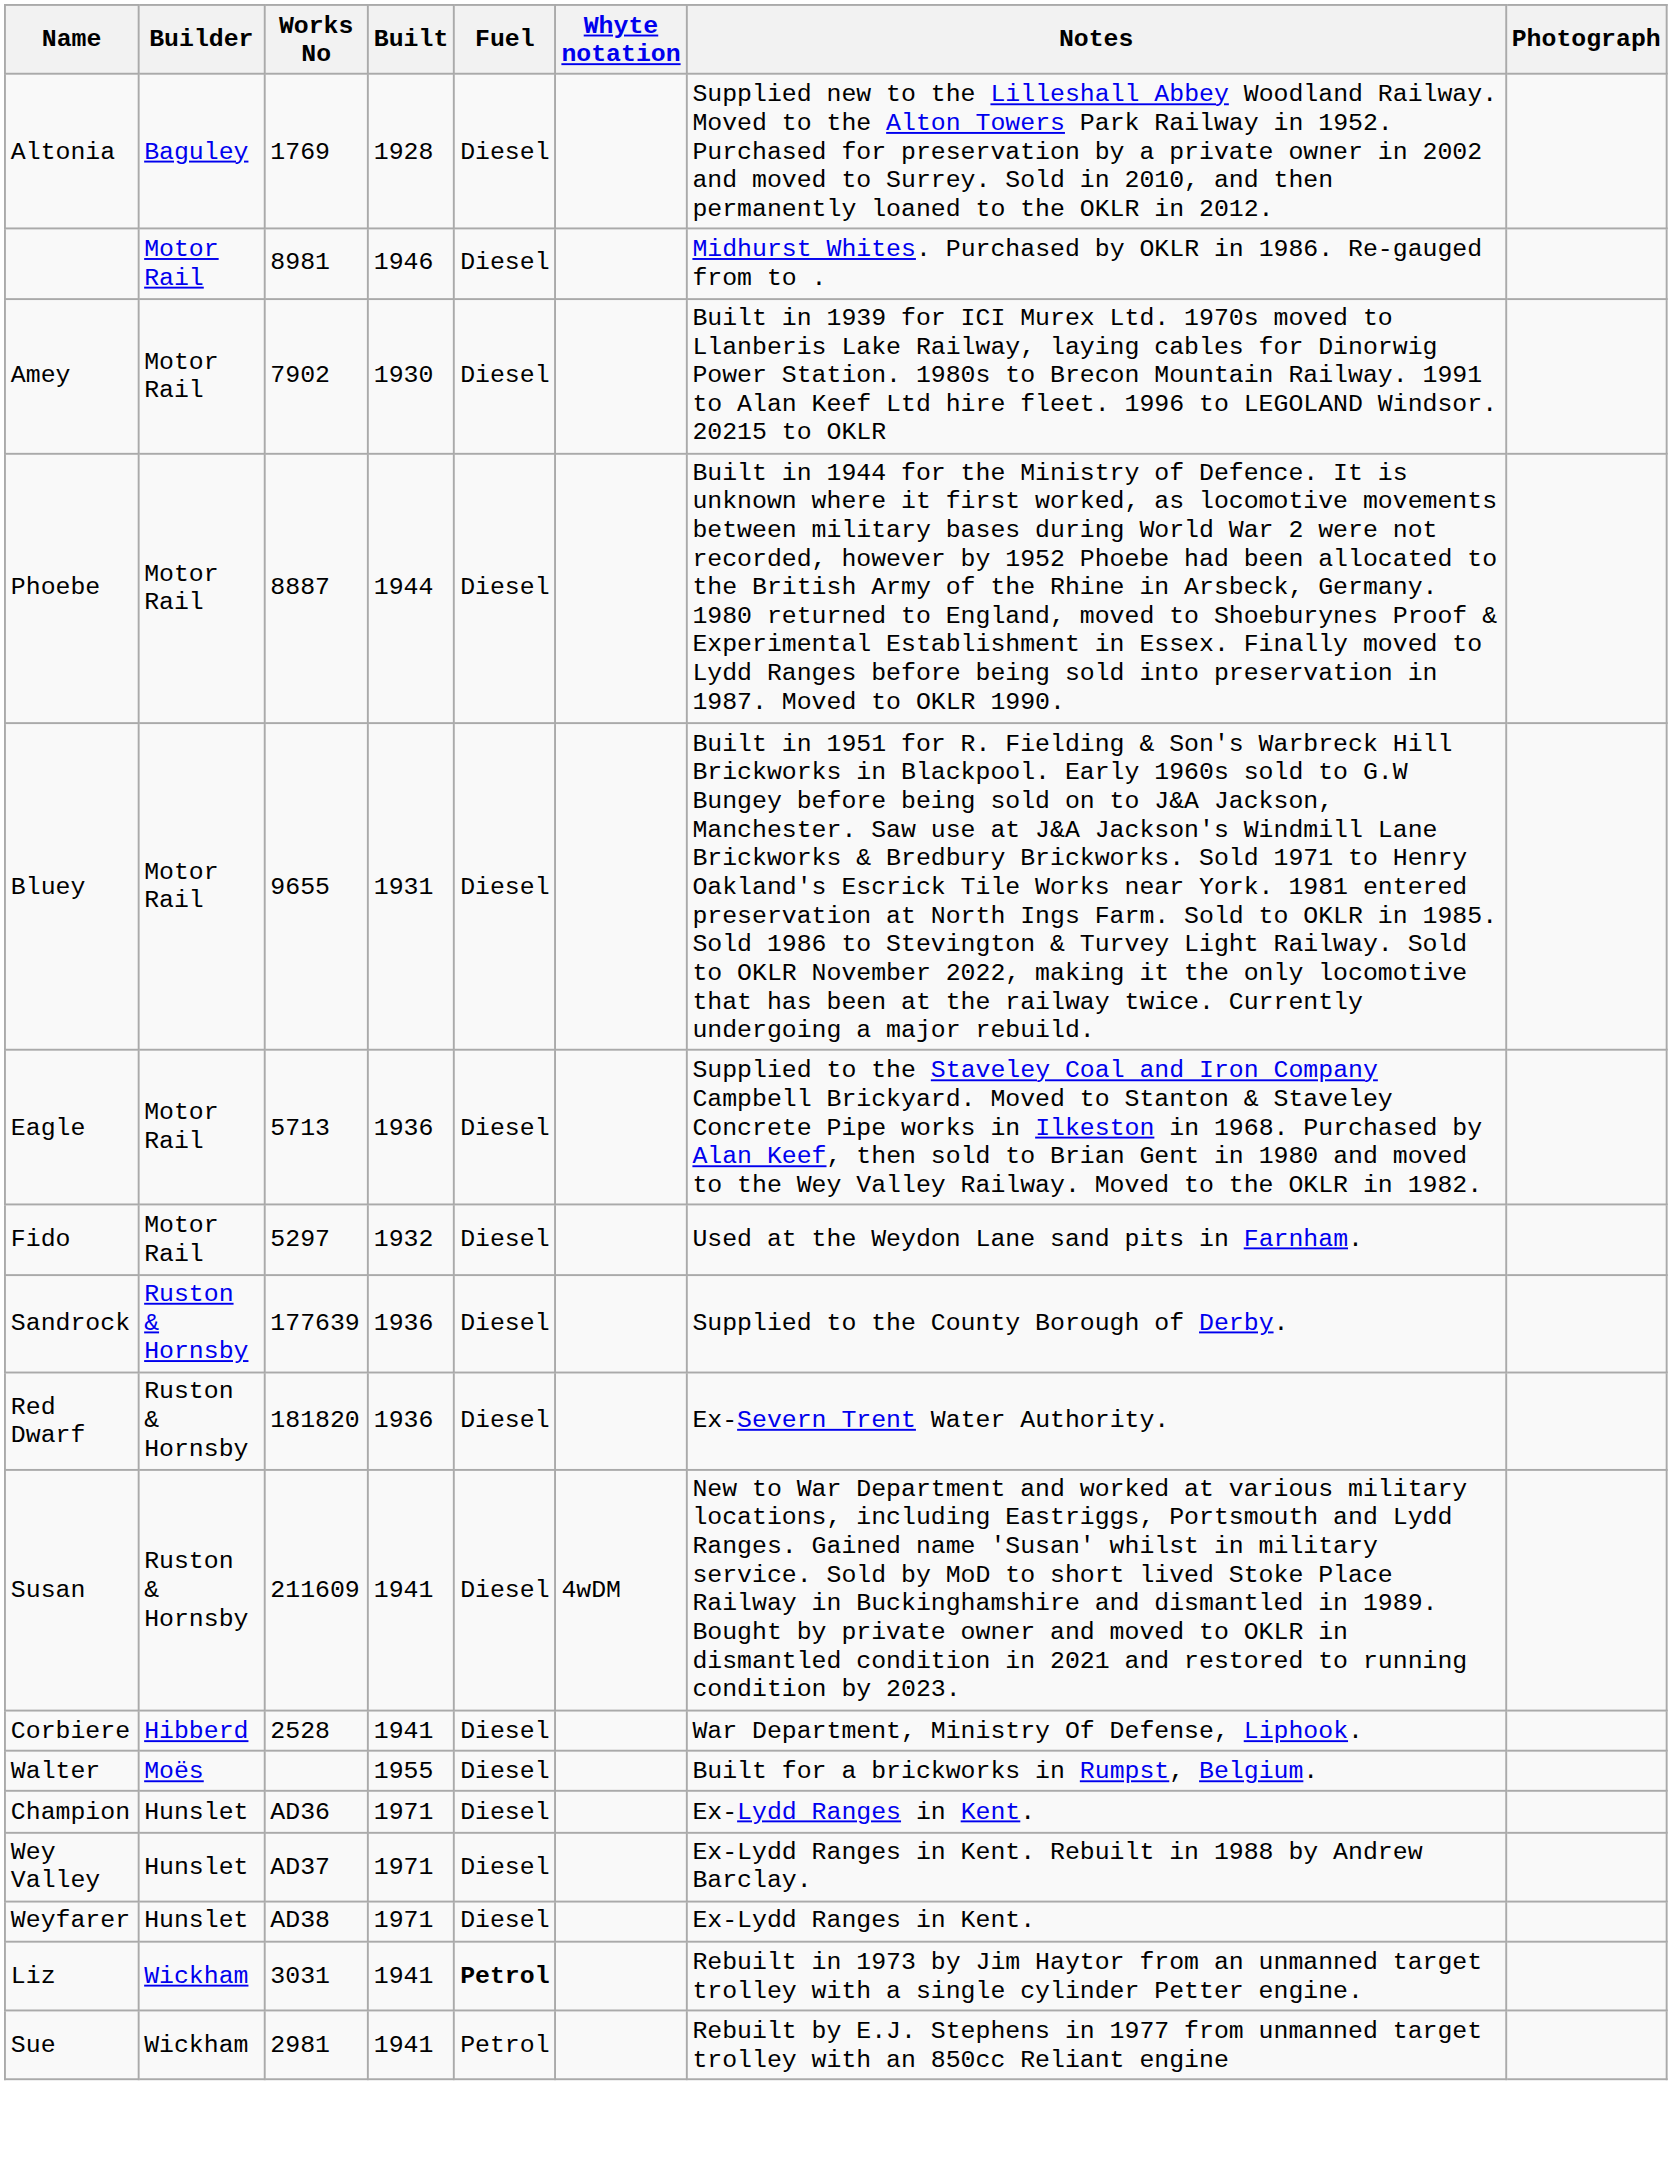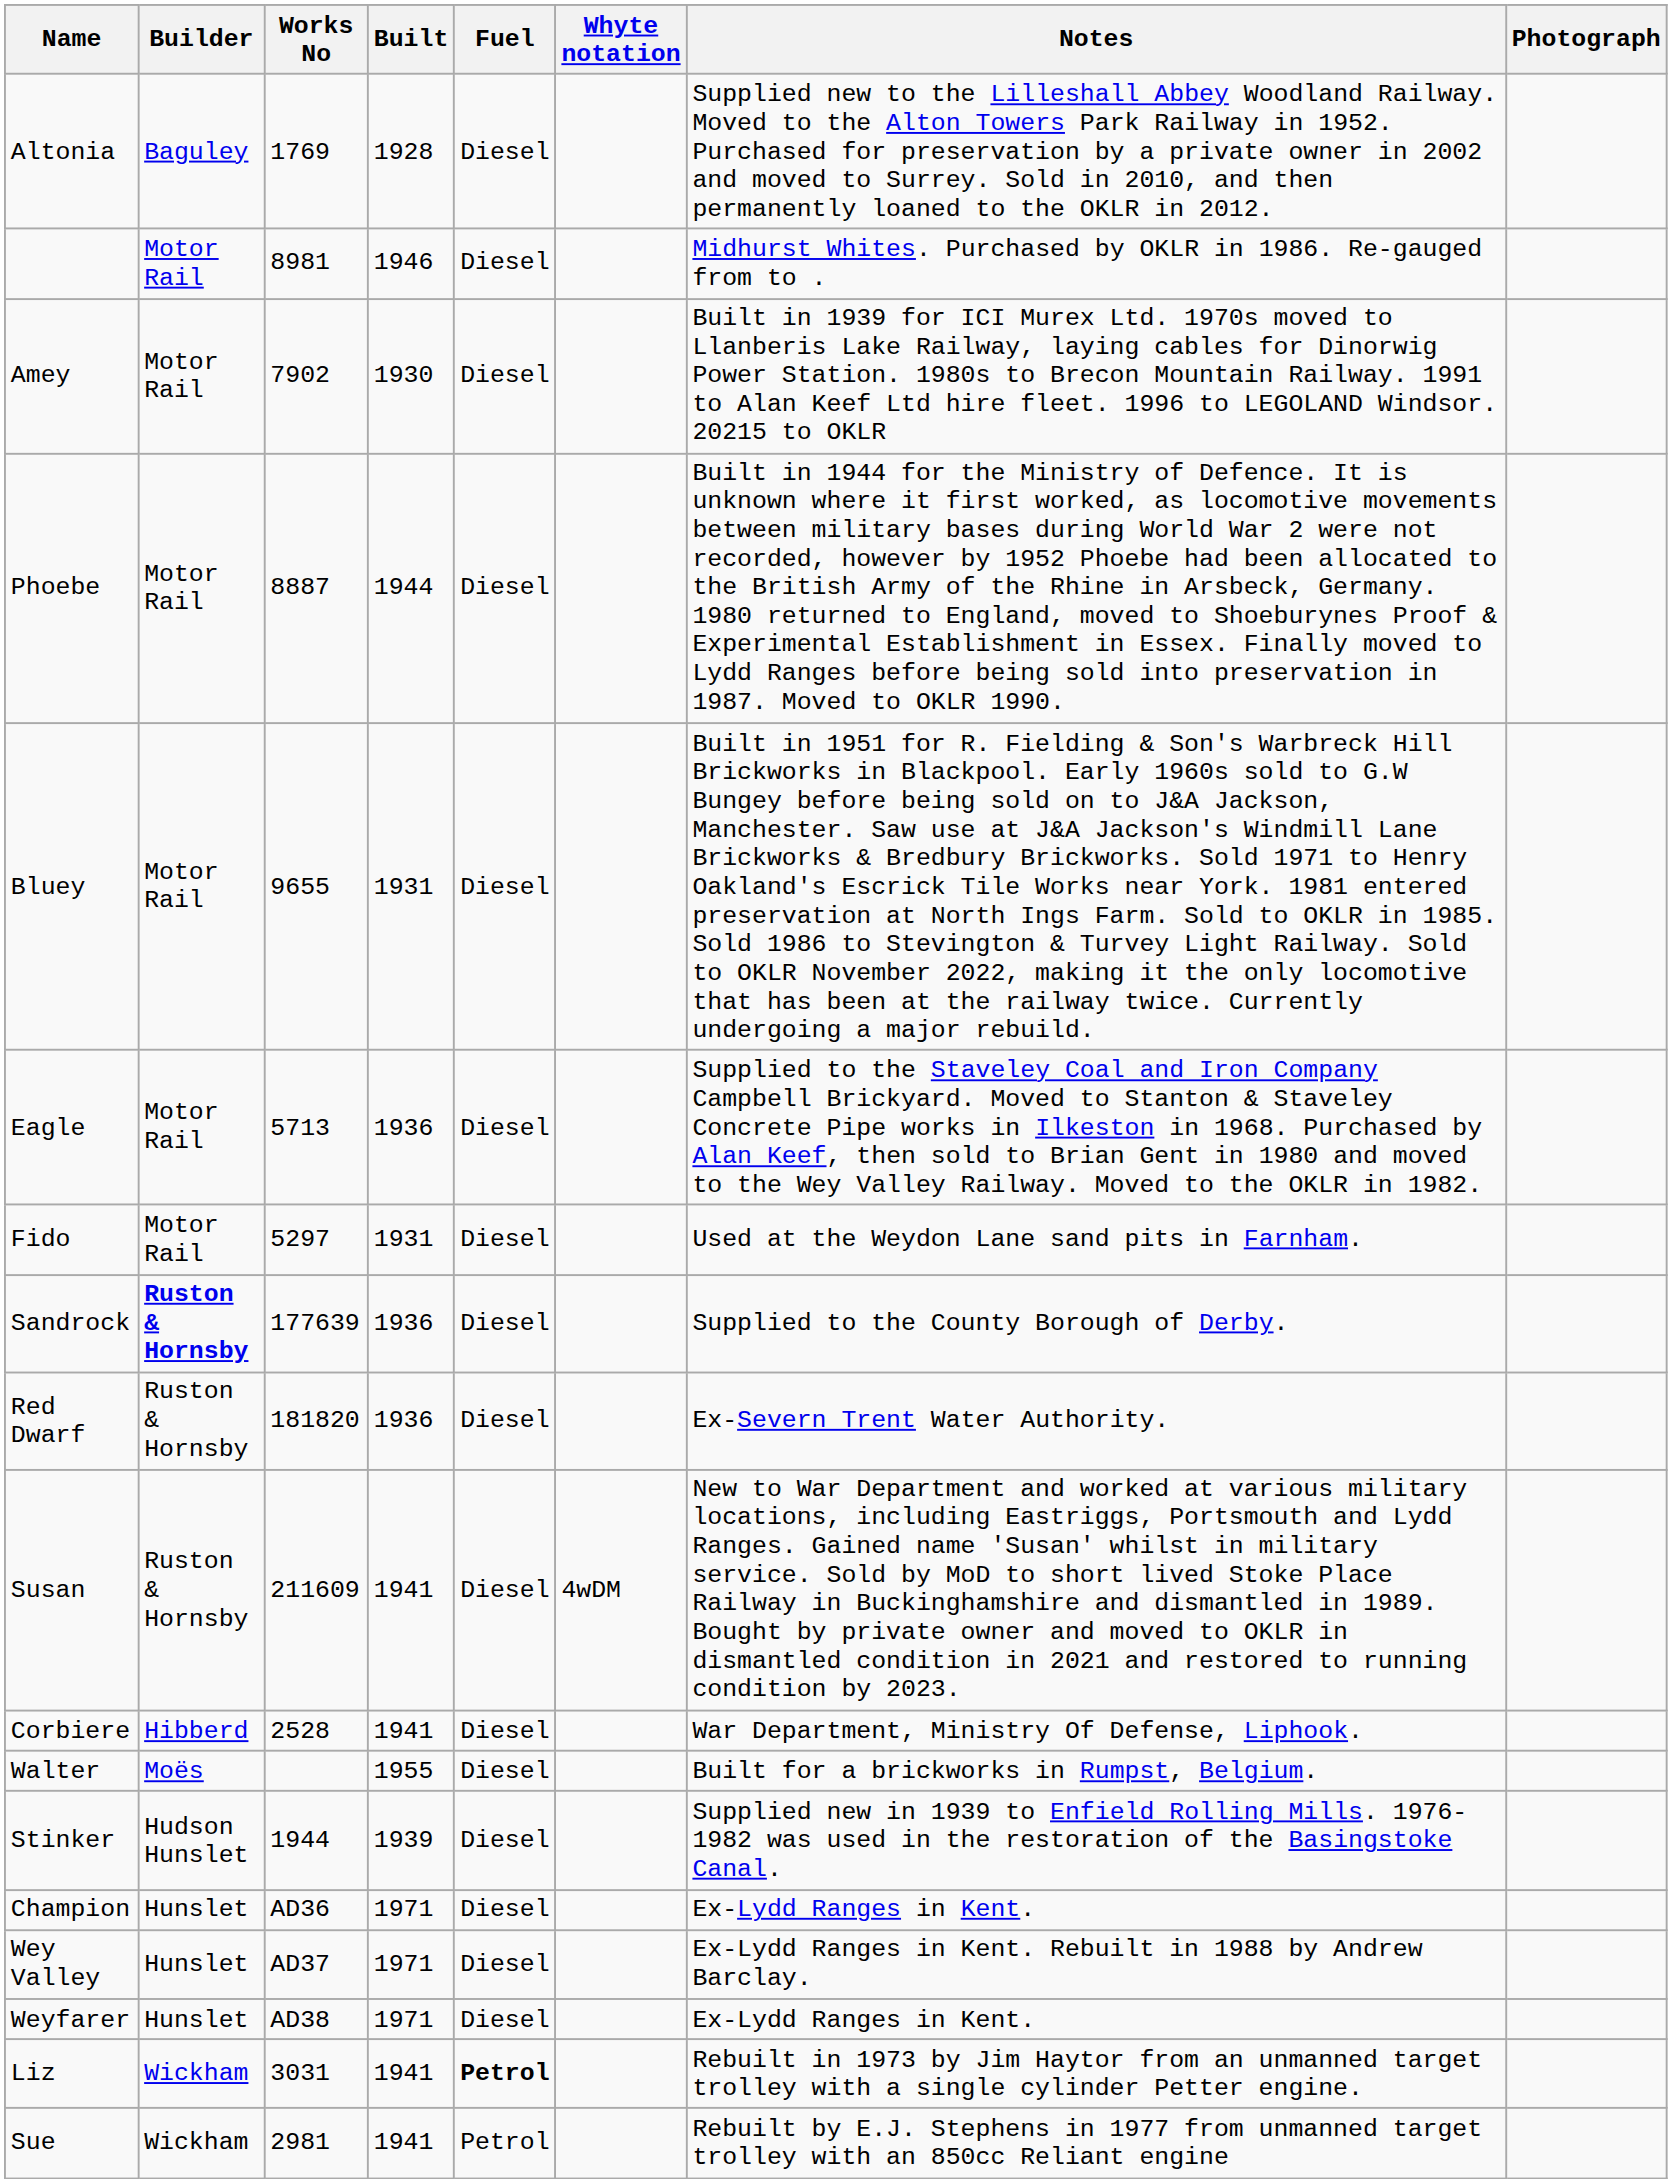(404, 1240) 1932 -> (404, 1240) 1931
(196, 1323) normal -> (196, 1323) bold
+ row: (63, 1841)
